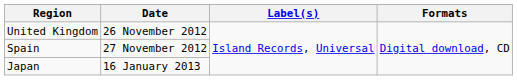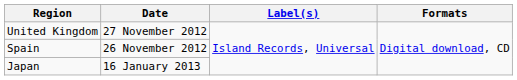(155, 31) 26 November 2012 -> (155, 31) 27 November 2012
(155, 48) 27 November 2012 -> (155, 48) 26 November 2012
